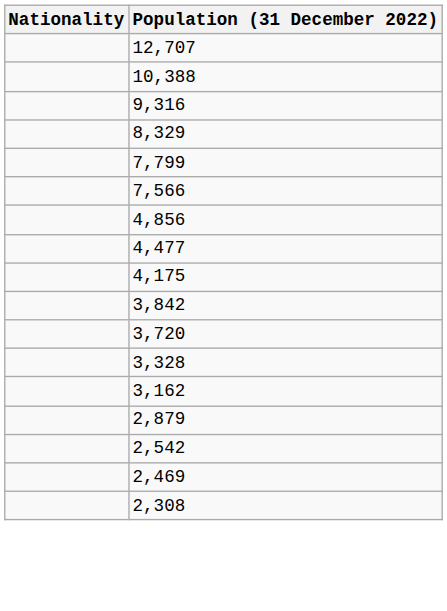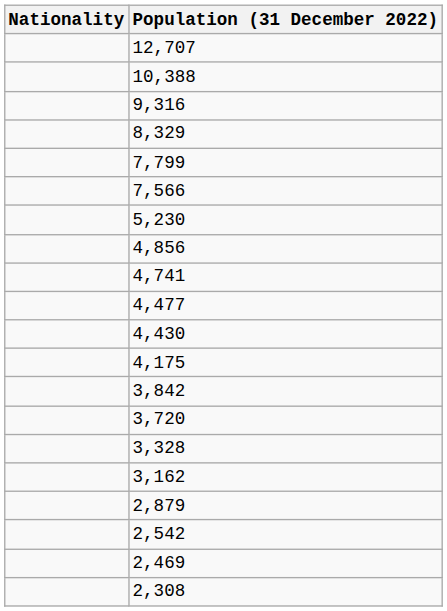+ row: (159, 220)
+ row: (159, 277)
+ row: (159, 334)
